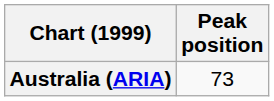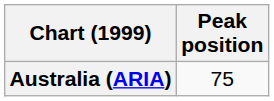(222, 78) 73 -> (222, 78) 75
